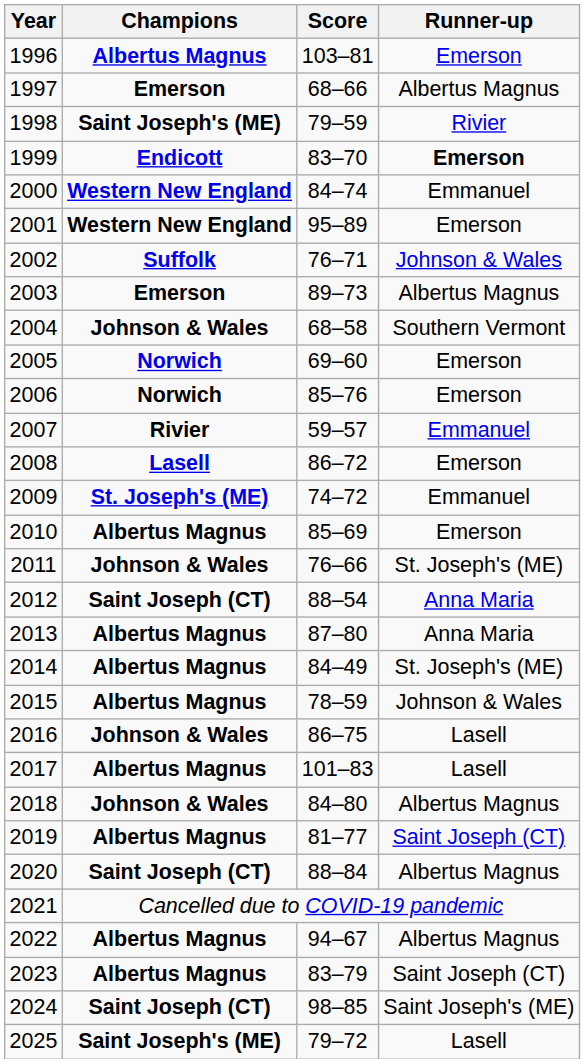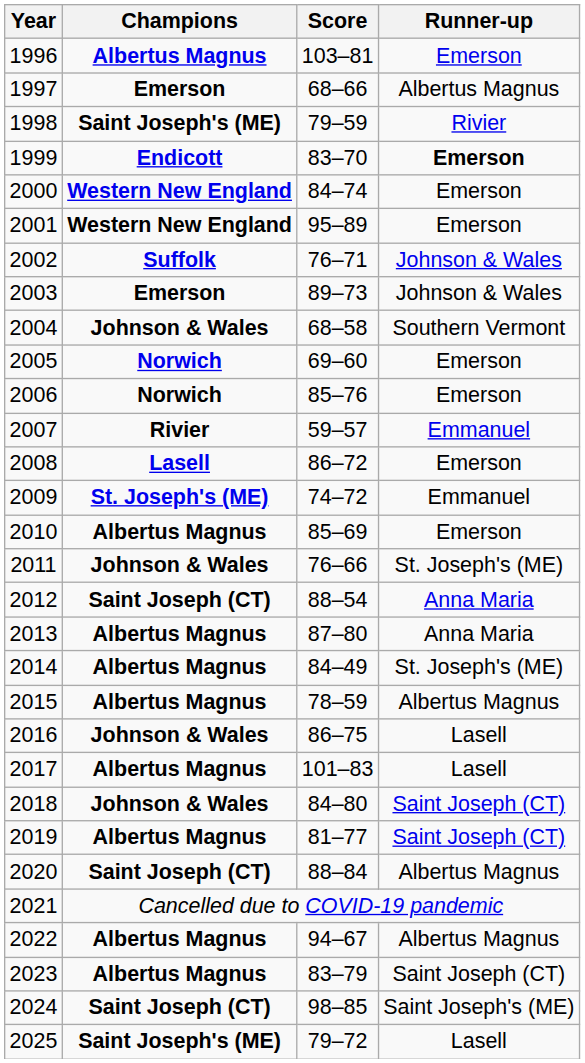(479, 191) Emmanuel -> (479, 191) Emerson
(479, 293) Albertus Magnus -> (479, 293) Johnson & Wales
(479, 701) Johnson & Wales -> (479, 701) Albertus Magnus
(479, 803) Albertus Magnus -> (479, 803) Saint Joseph (CT)
